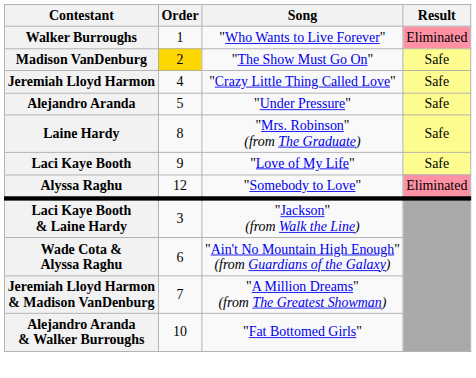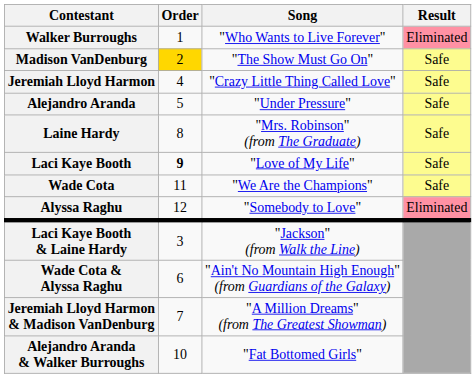(180, 163) normal -> (180, 163) bold
+ row: (81, 185)
